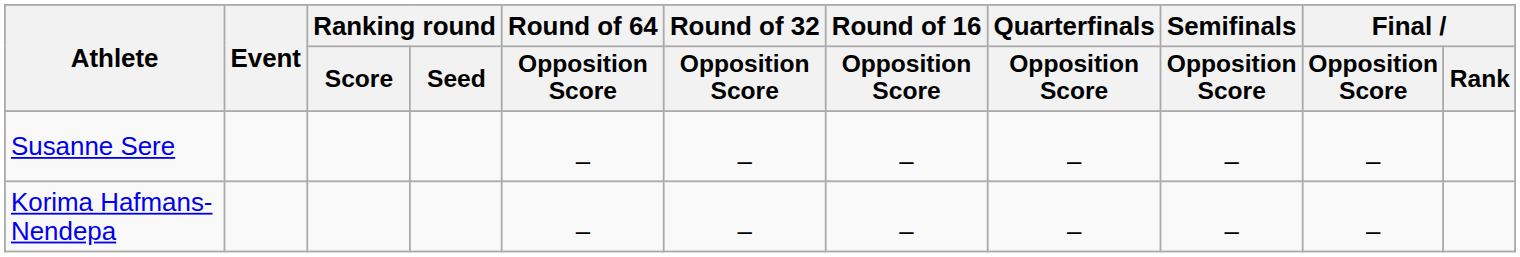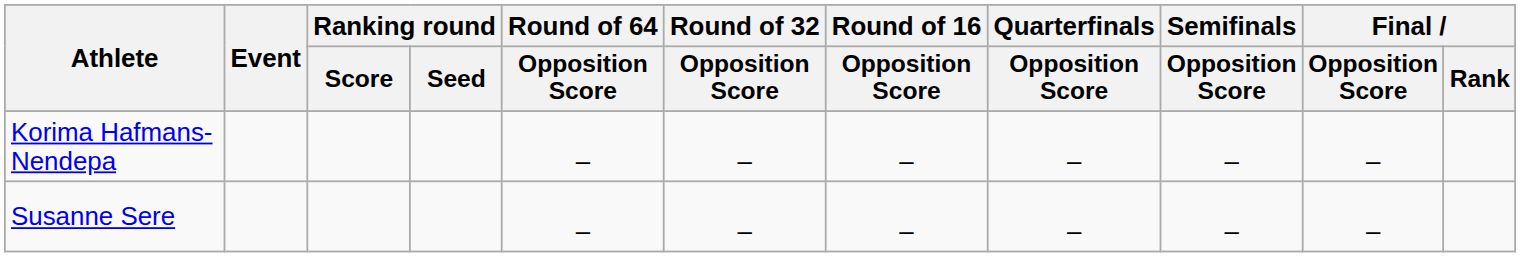rows swapped: (93, 147) <-> (112, 217)
